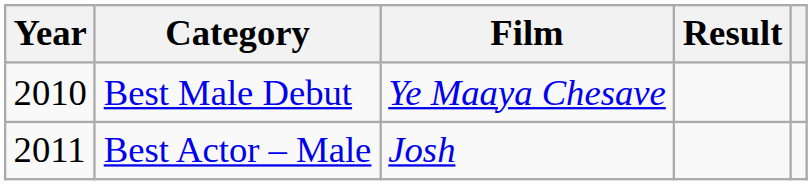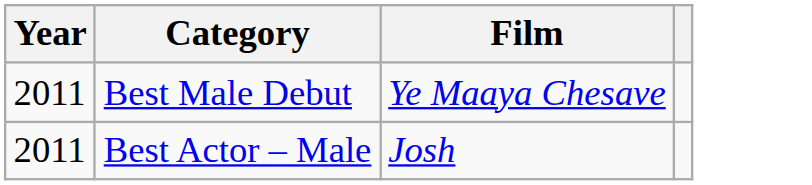- column: (733, 33)
(50, 91) 2010 -> (50, 91) 2011
